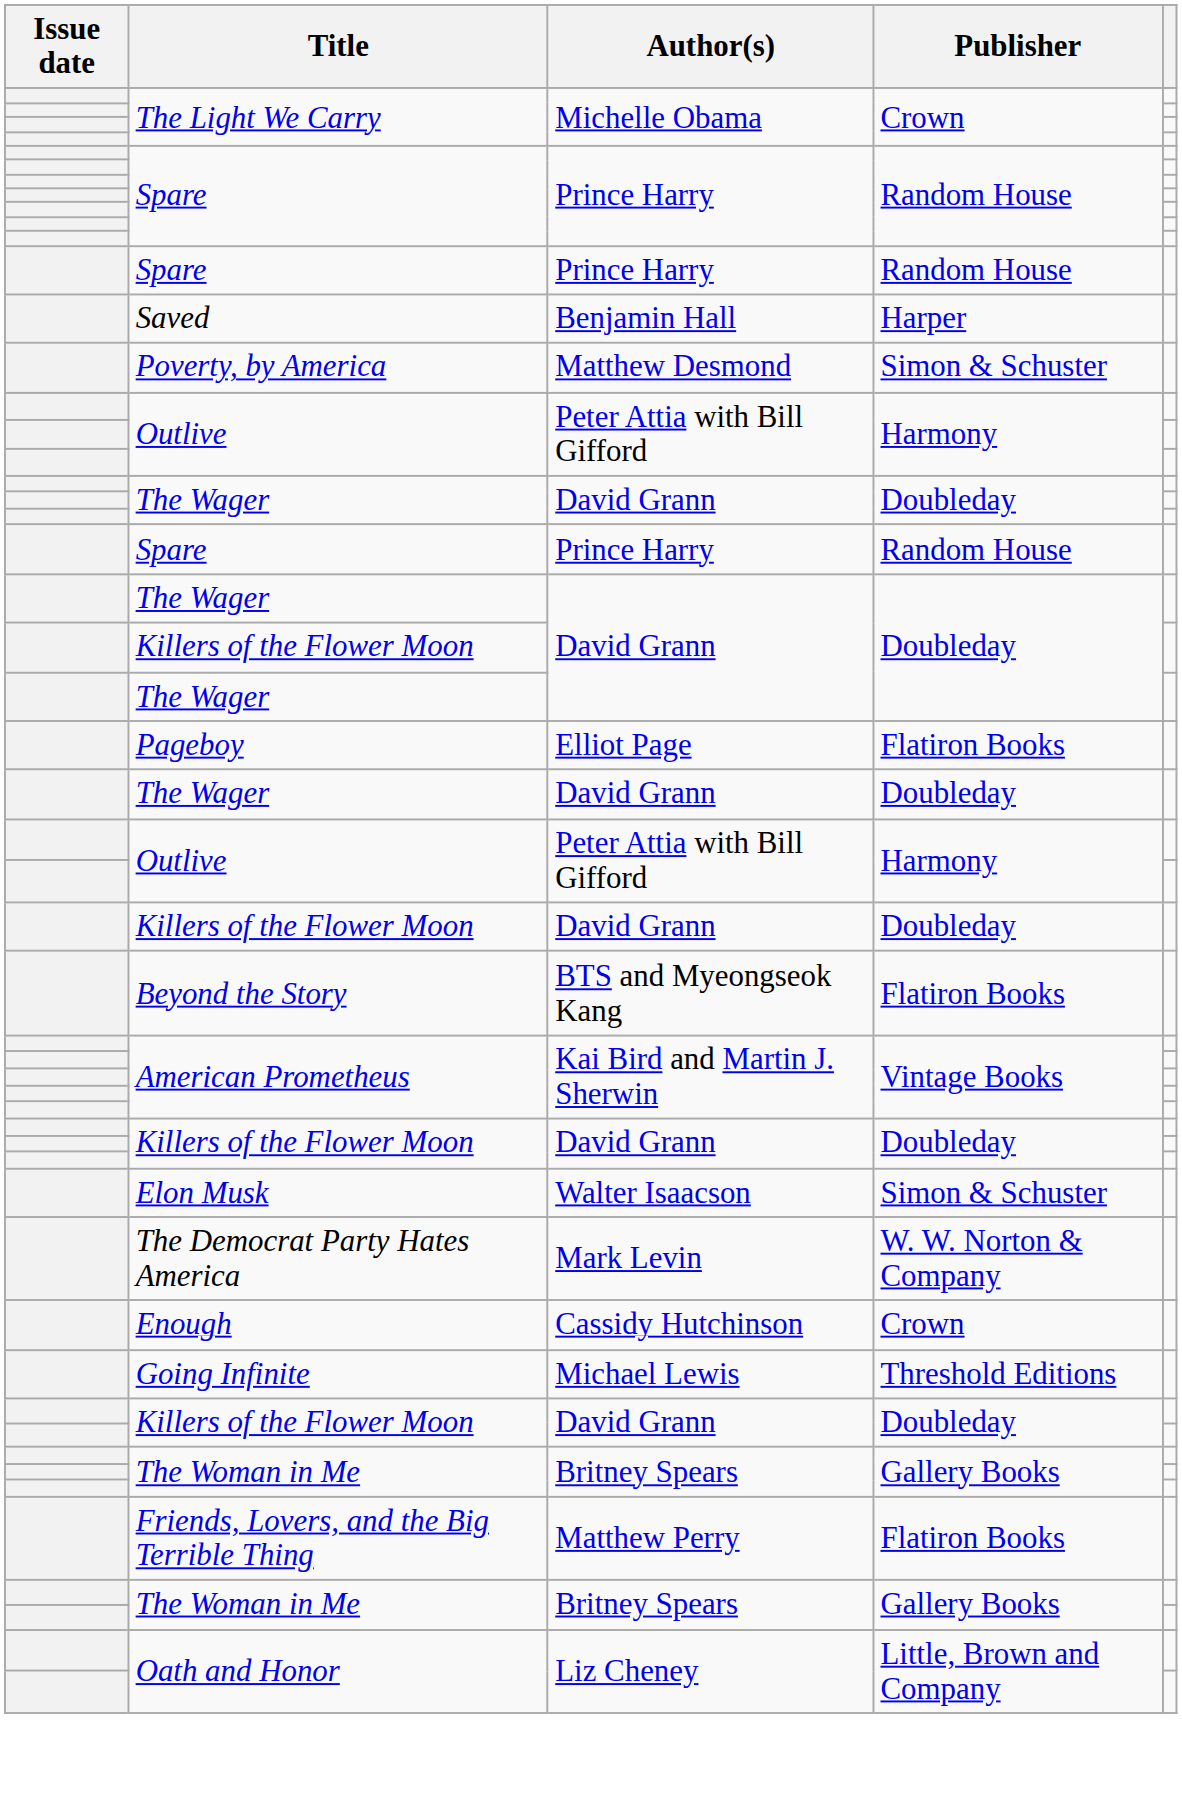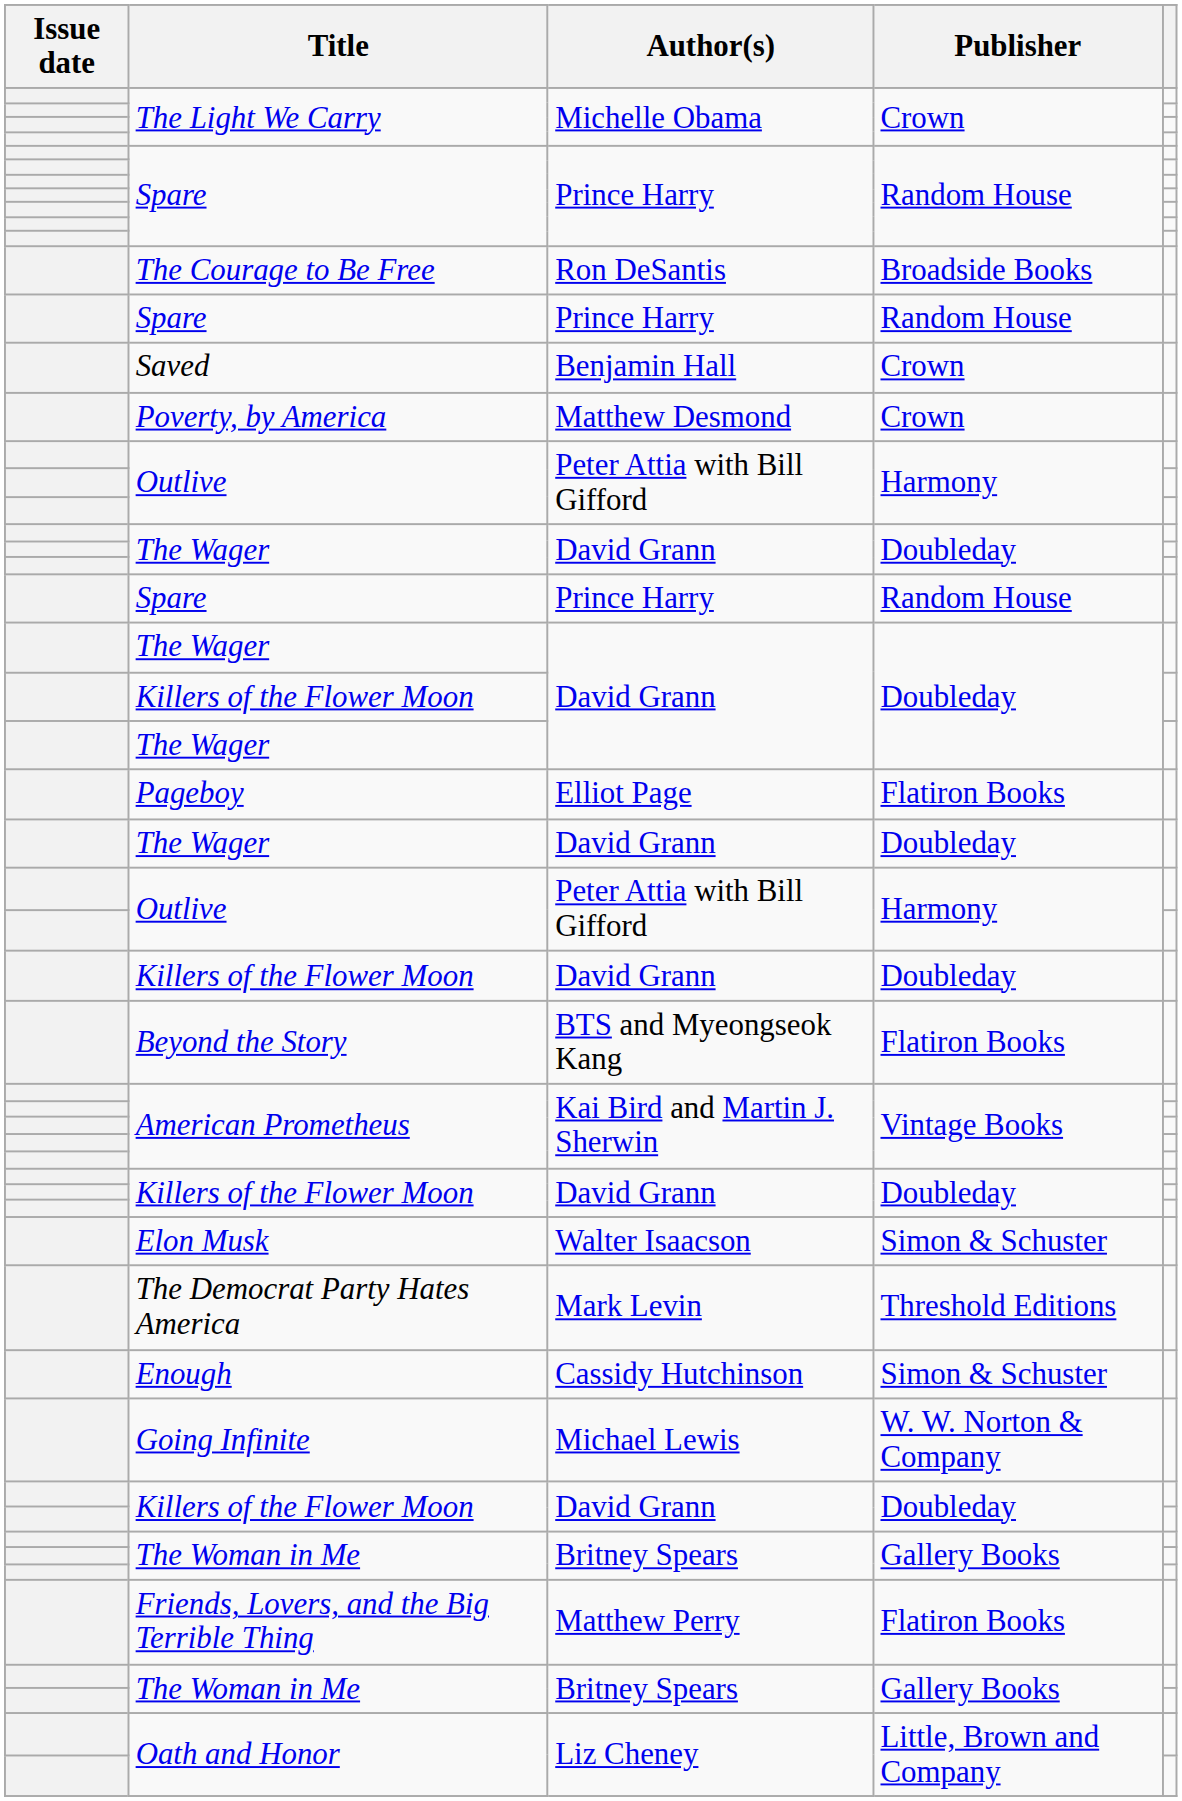+ row: (285, 269)
(923, 318) Harper -> (923, 367) Crown
(994, 367) Simon & Schuster -> (923, 416) Crown
(982, 1258) W. W. Norton & Company -> (998, 1307) Threshold Editions
(923, 1324) Crown -> (994, 1373) Simon & Schuster
(998, 1373) Threshold Editions -> (982, 1439) W. W. Norton & Company
